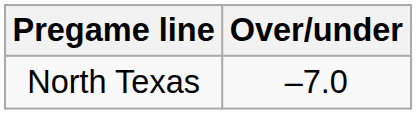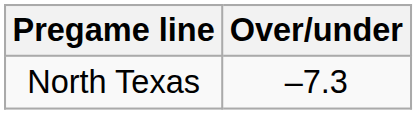(316, 81) –7.0 -> (316, 81) –7.3
